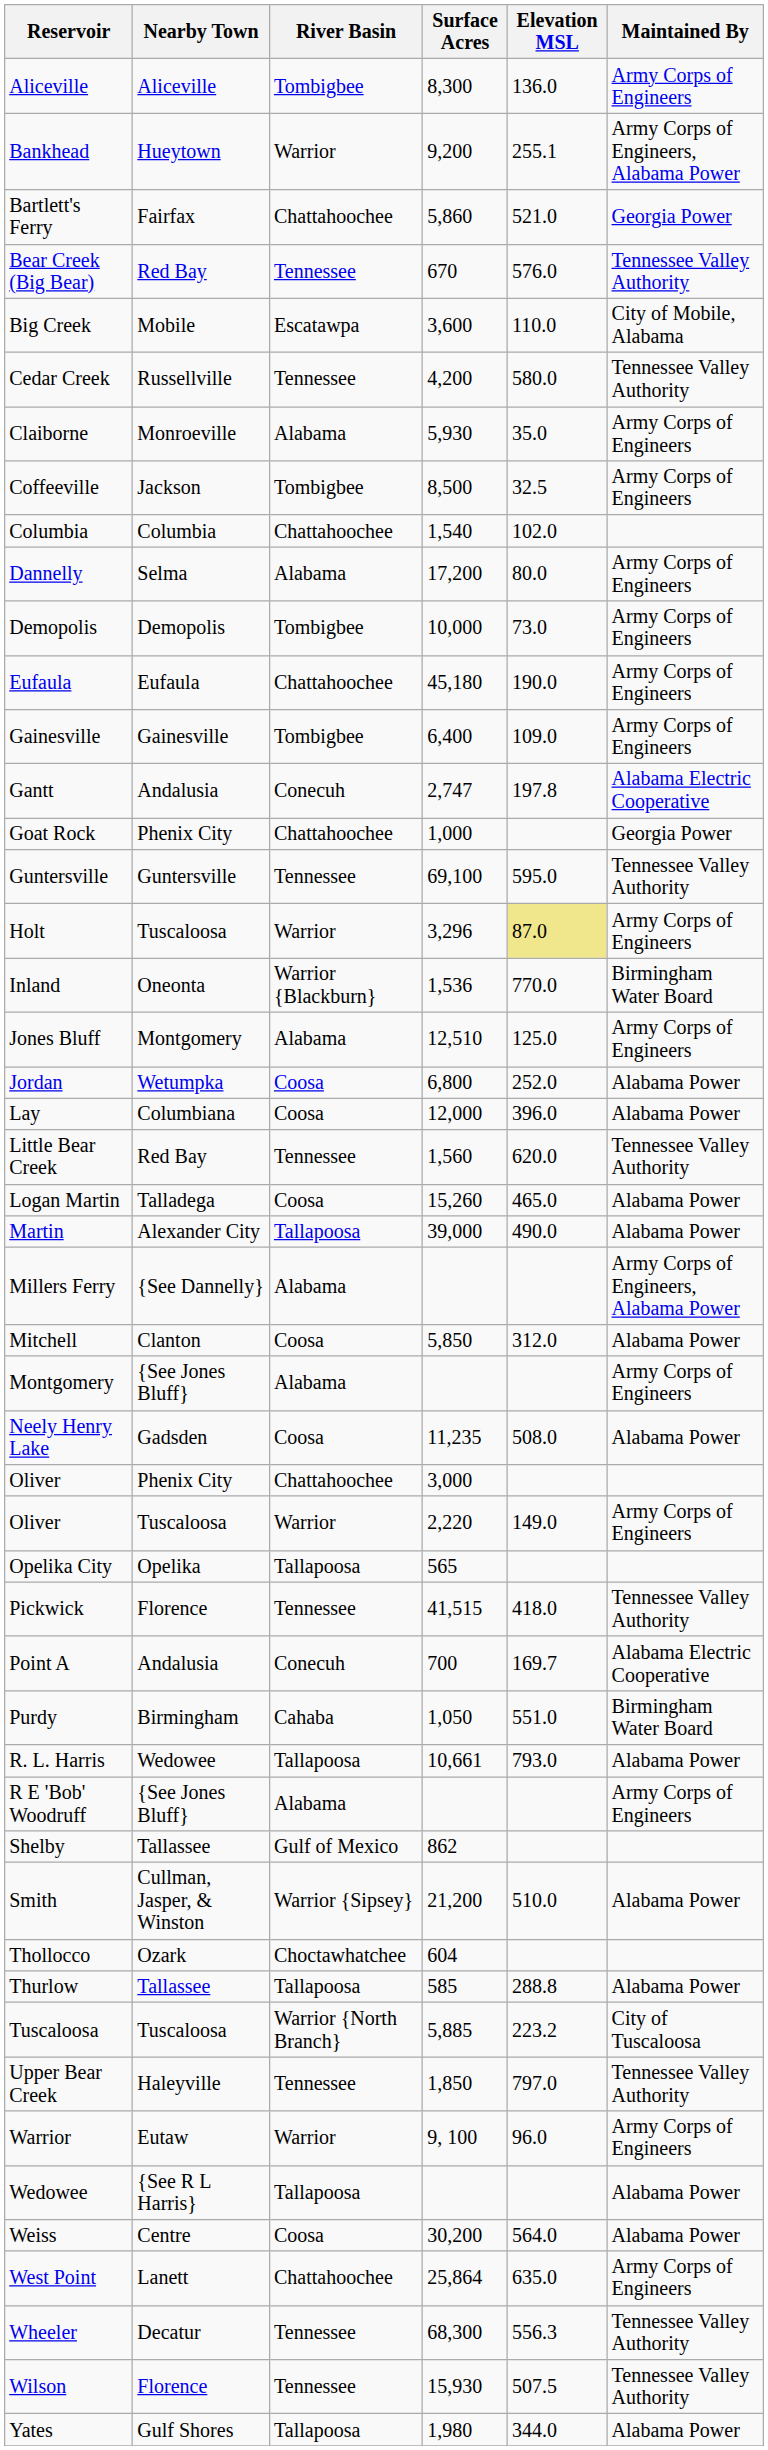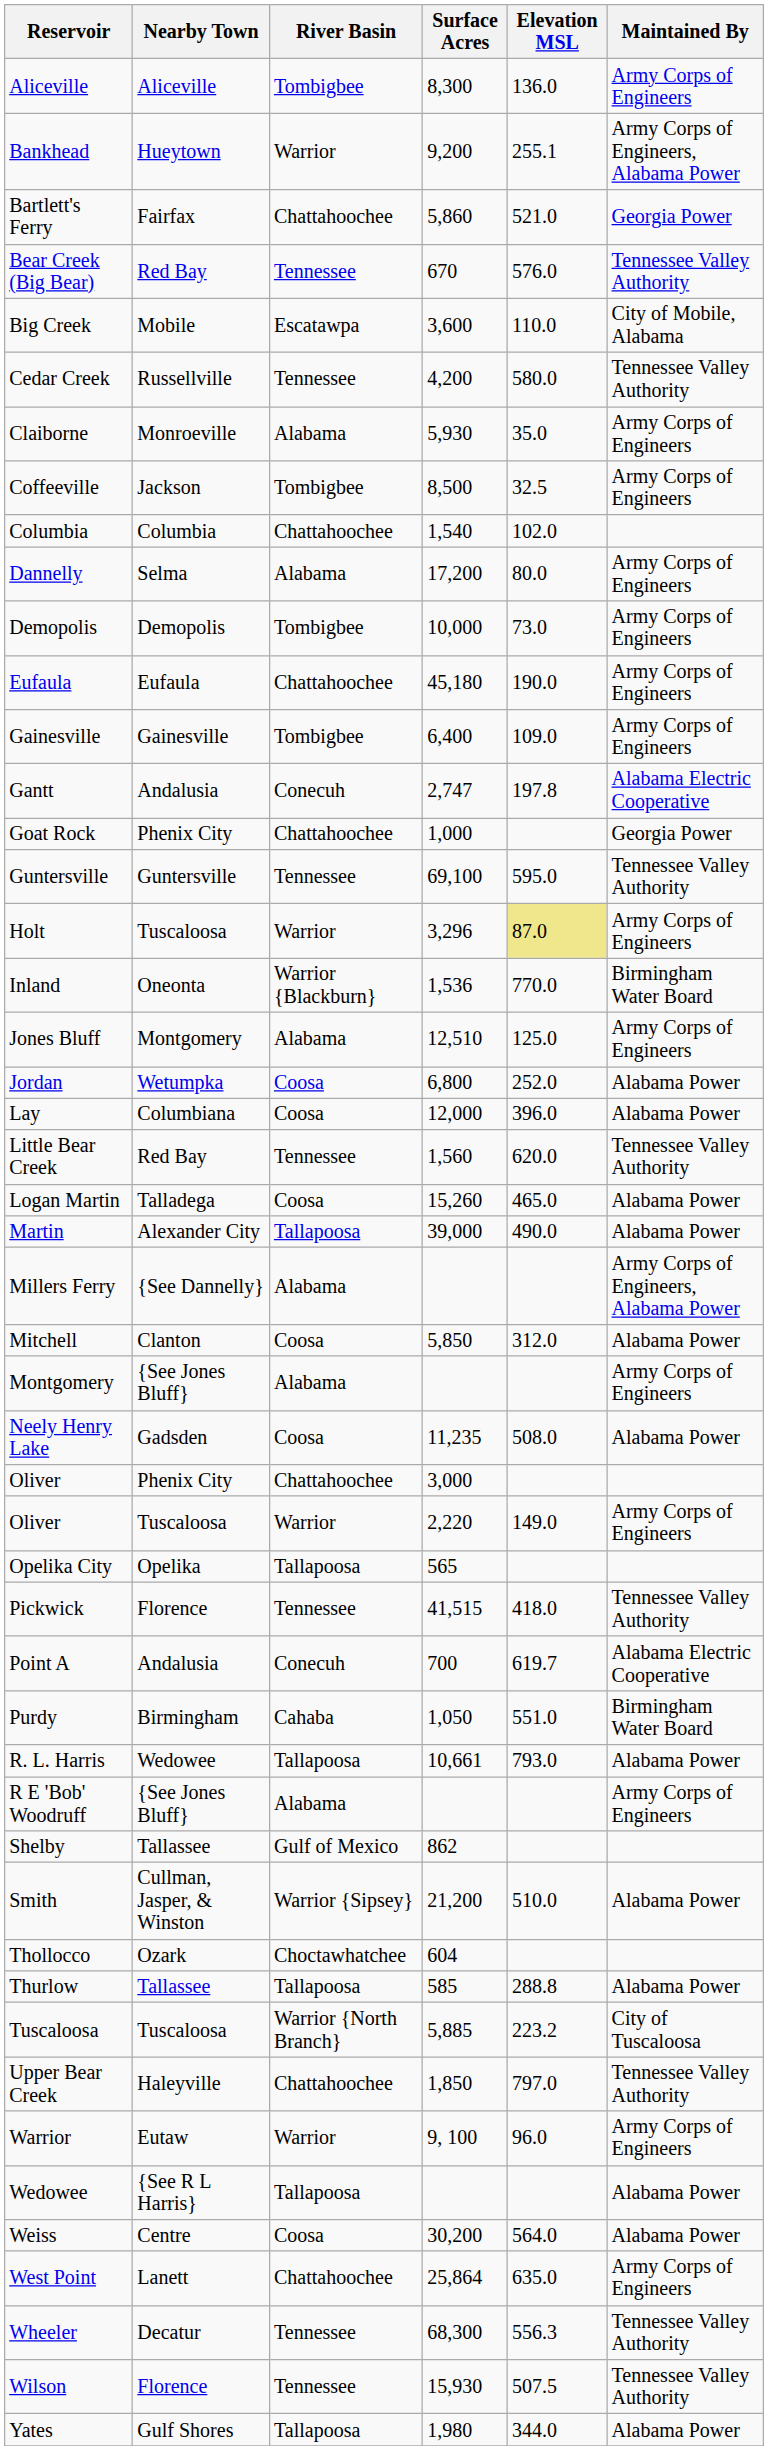(535, 1663) 169.7 -> (535, 1663) 619.7
(315, 2083) Tennessee -> (333, 2083) Chattahoochee
